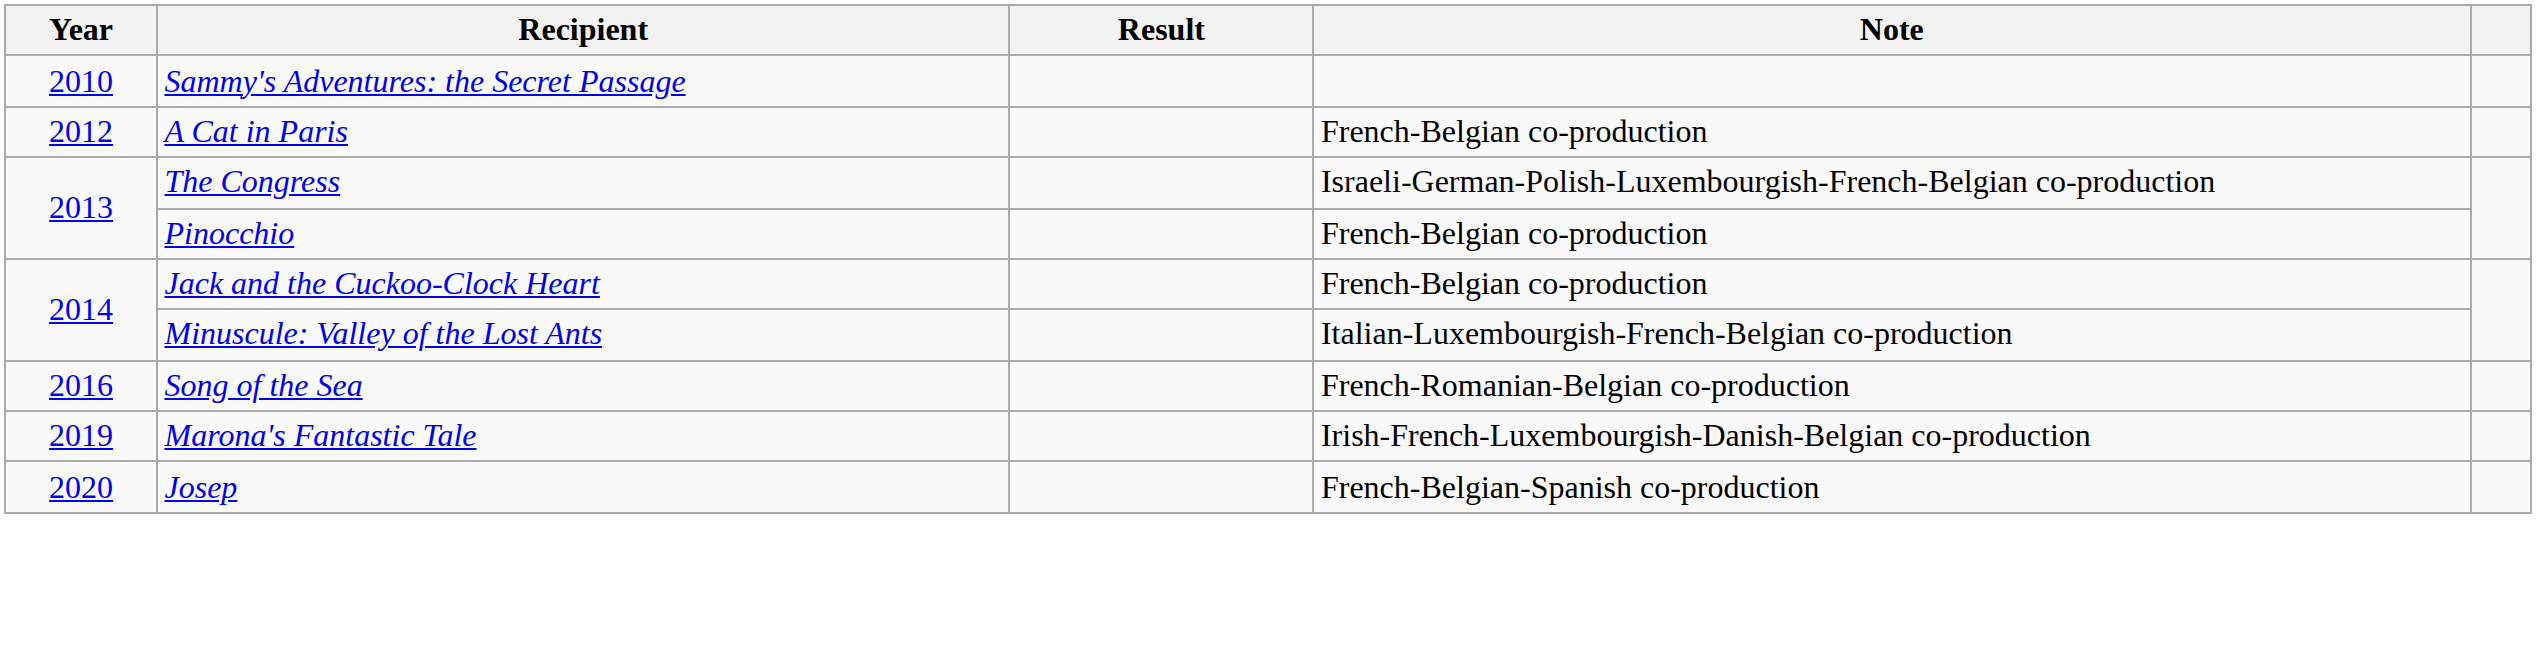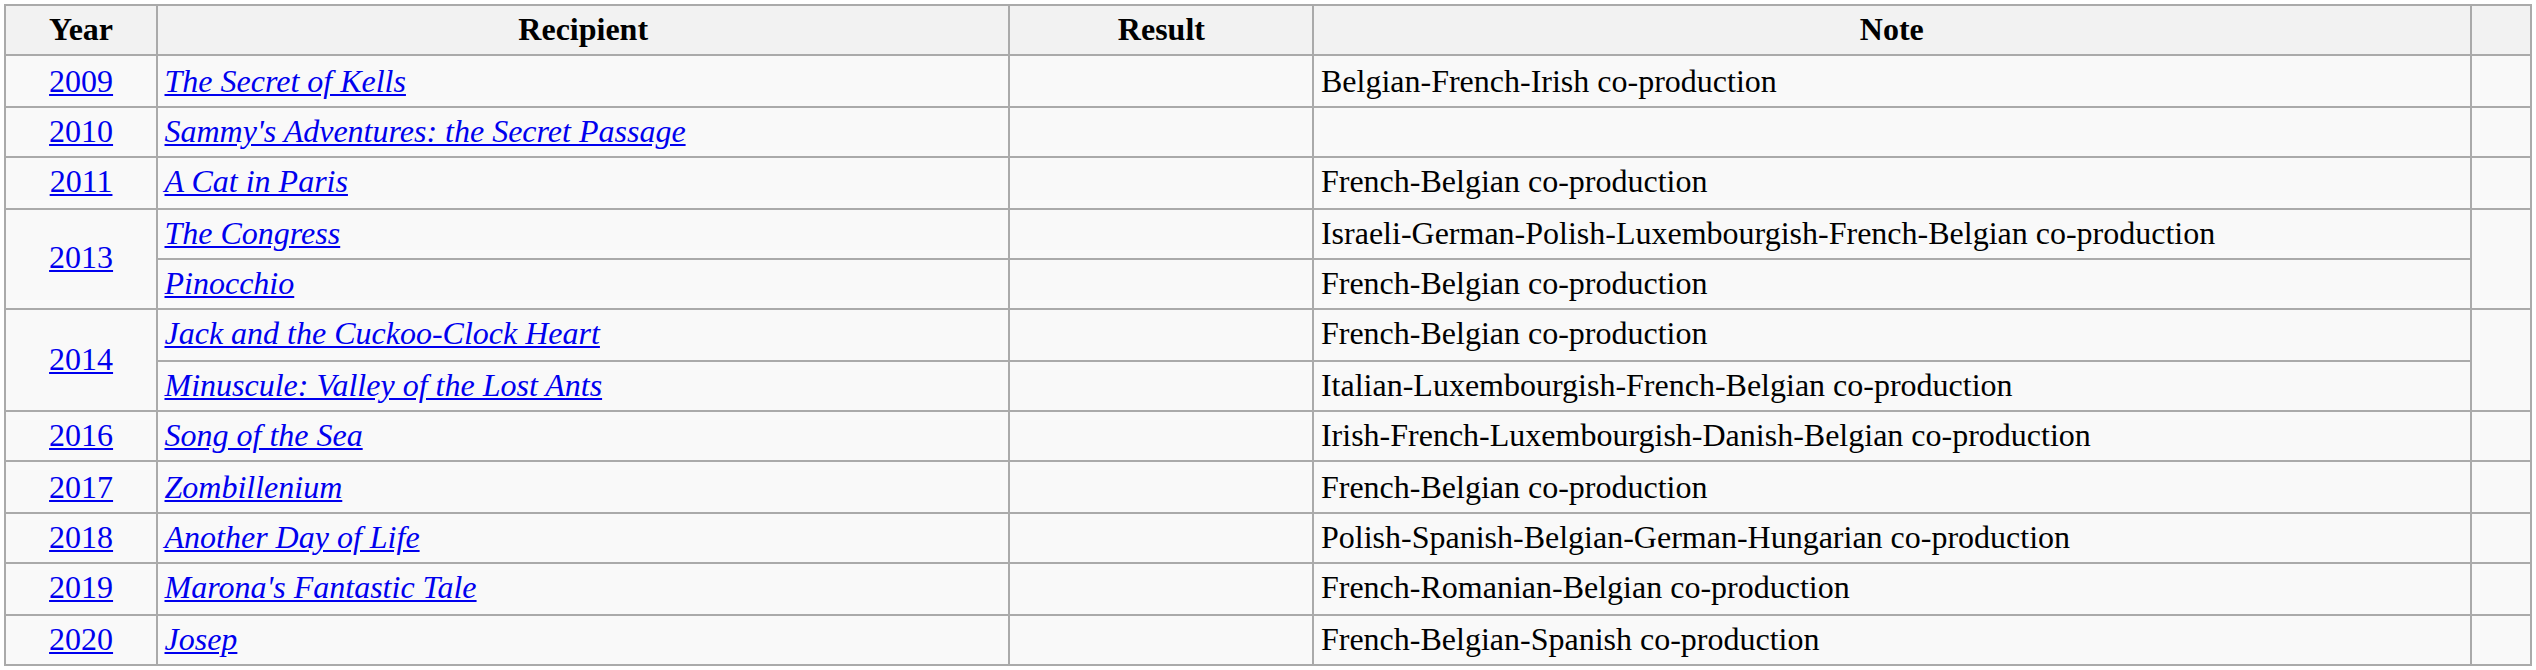+ row: (285, 80)
(81, 131) 2012 -> (81, 182) 2011
(1585, 385) French-Romanian-Belgian co-production -> (1706, 435) Irish-French-Luxembourgish-Danish-Belgian co-production
+ row: (253, 486)
+ row: (292, 537)
(1706, 435) Irish-French-Luxembourgish-Danish-Belgian co-production -> (1585, 588) French-Romanian-Belgian co-production
